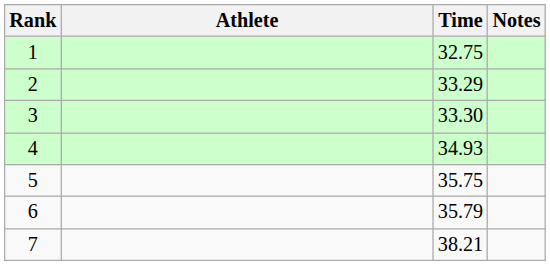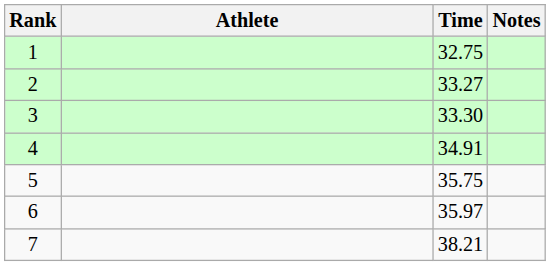(460, 84) 33.29 -> (460, 84) 33.27
(460, 148) 34.93 -> (460, 148) 34.91
(460, 212) 35.79 -> (460, 212) 35.97
